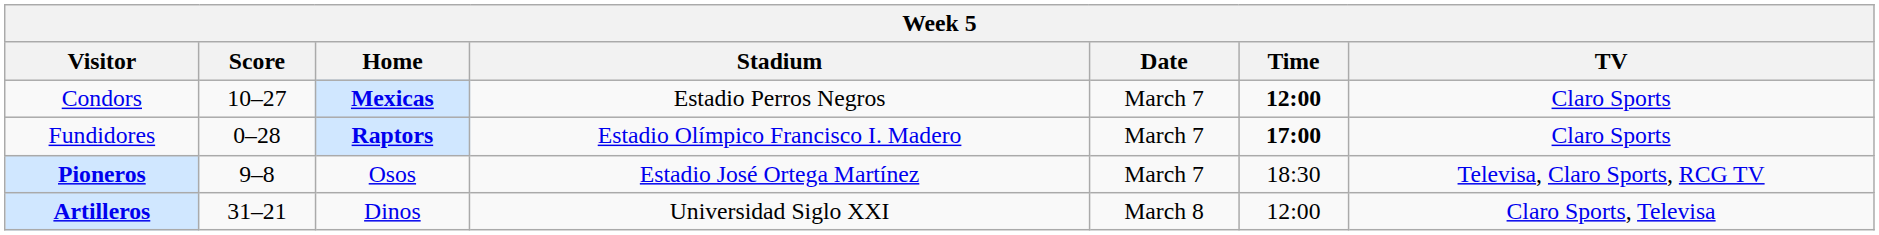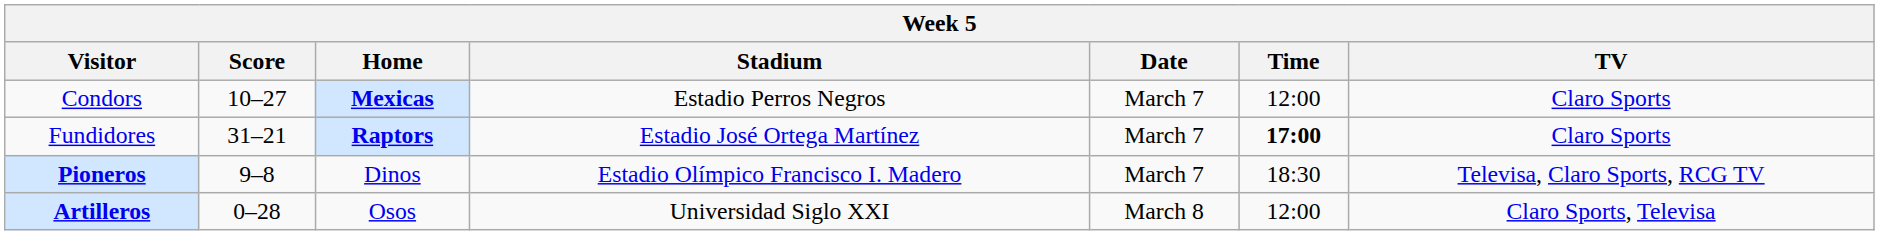(1294, 98) bold -> (1294, 98) normal
(257, 135) 0–28 -> (257, 135) 31–21
(780, 135) Estadio Olímpico Francisco I. Madero -> (780, 135) Estadio José Ortega Martínez
(392, 173) Osos -> (392, 173) Dinos
(780, 173) Estadio José Ortega Martínez -> (780, 173) Estadio Olímpico Francisco I. Madero
(257, 211) 31–21 -> (257, 211) 0–28
(392, 211) Dinos -> (392, 211) Osos
